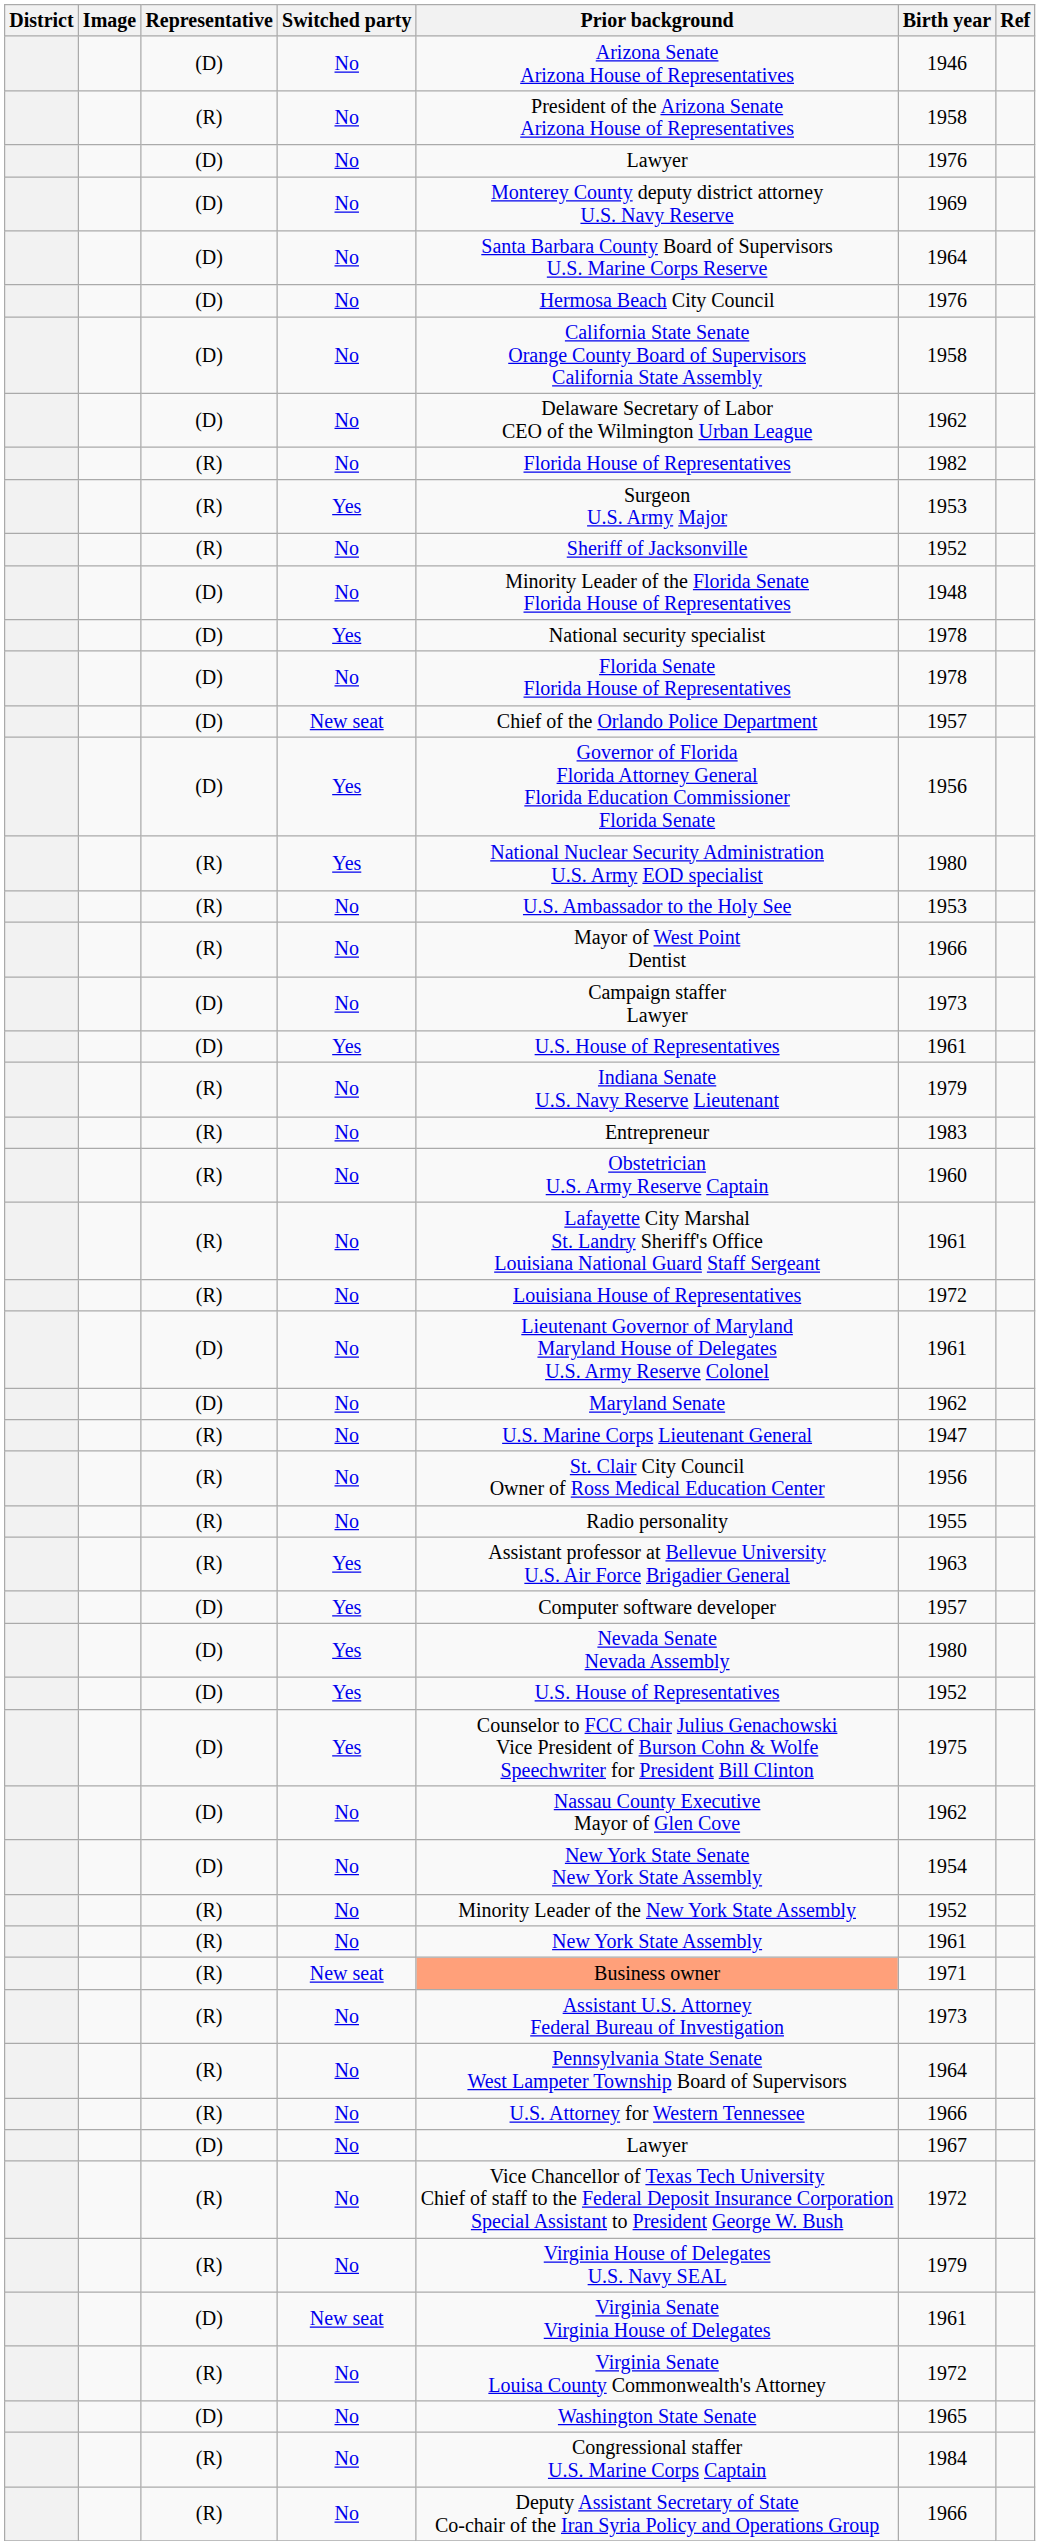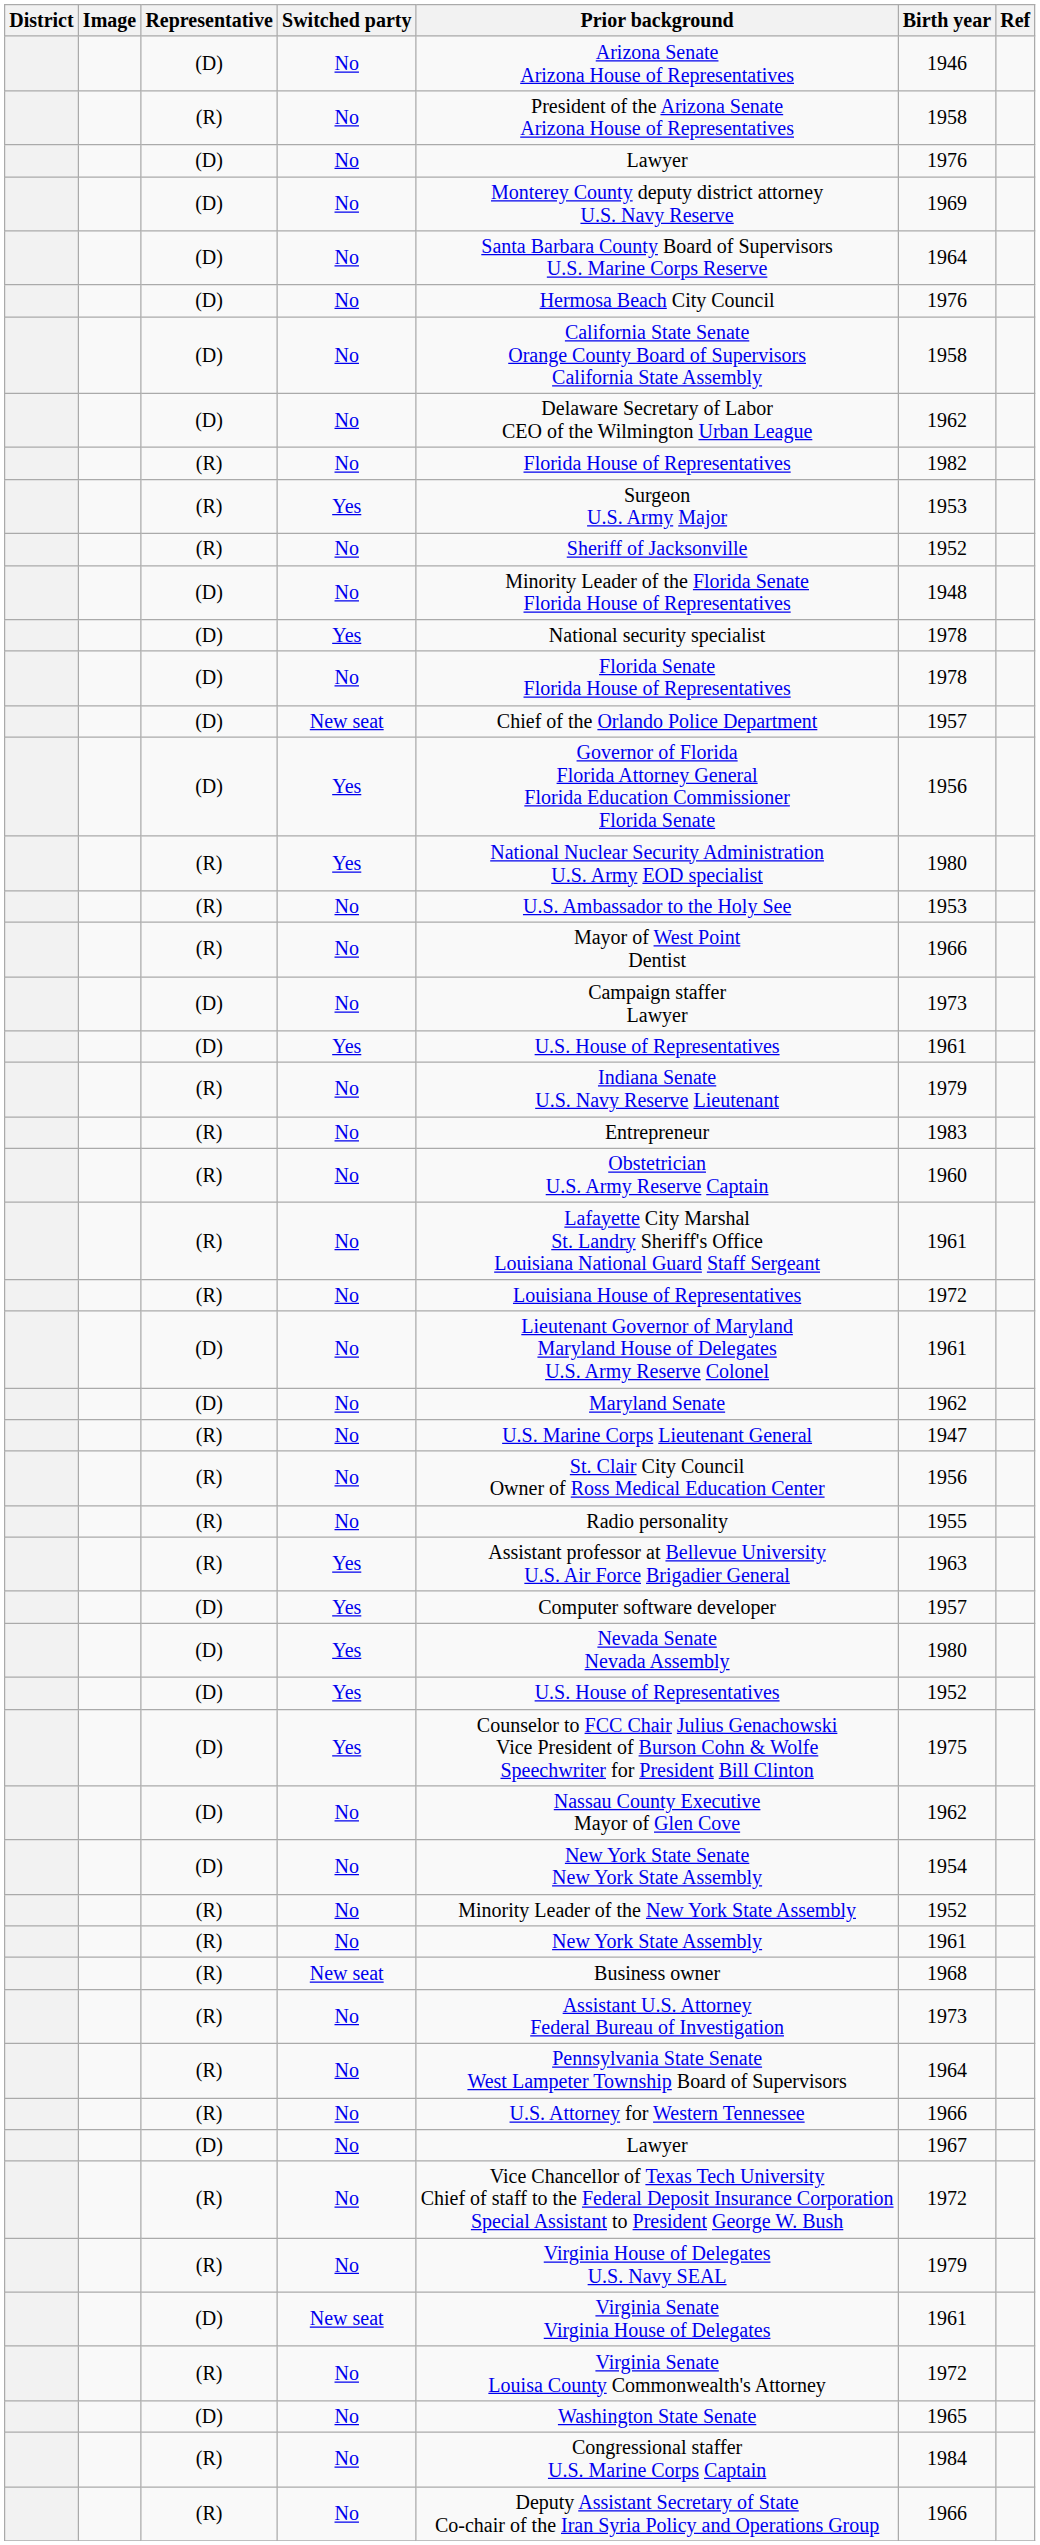(657, 1973) lightsalmon background -> (657, 1973) no background
(947, 1973) 1971 -> (947, 1973) 1968
